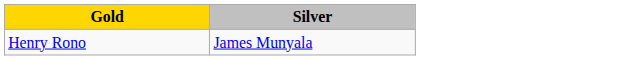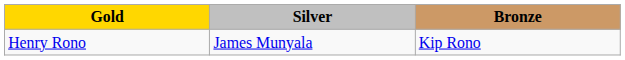+ column: (518, 17)
